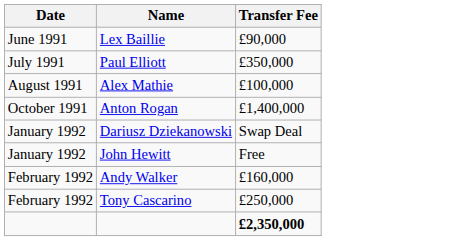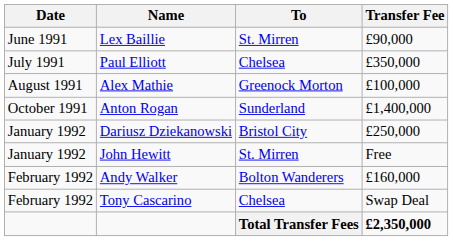+ column: (299, 16)
(271, 131) Swap Deal -> (393, 131) £250,000
(266, 200) £250,000 -> (397, 200) Swap Deal
